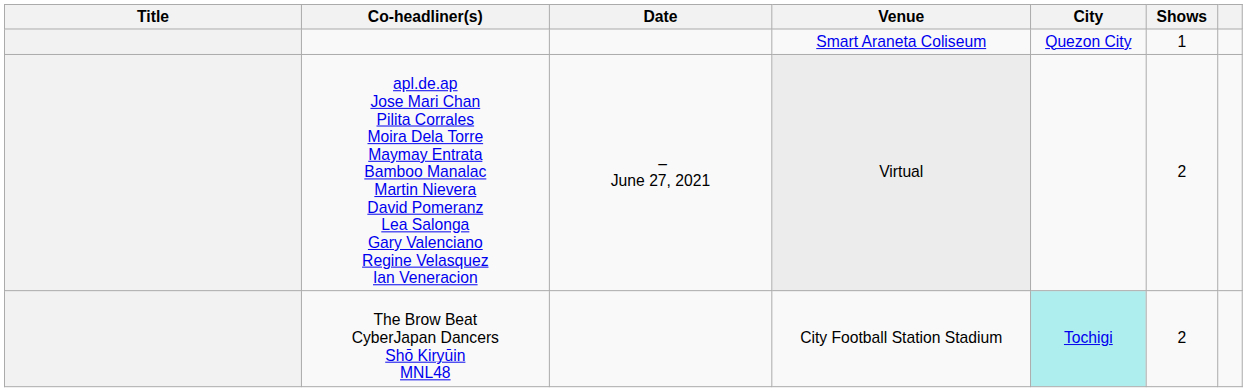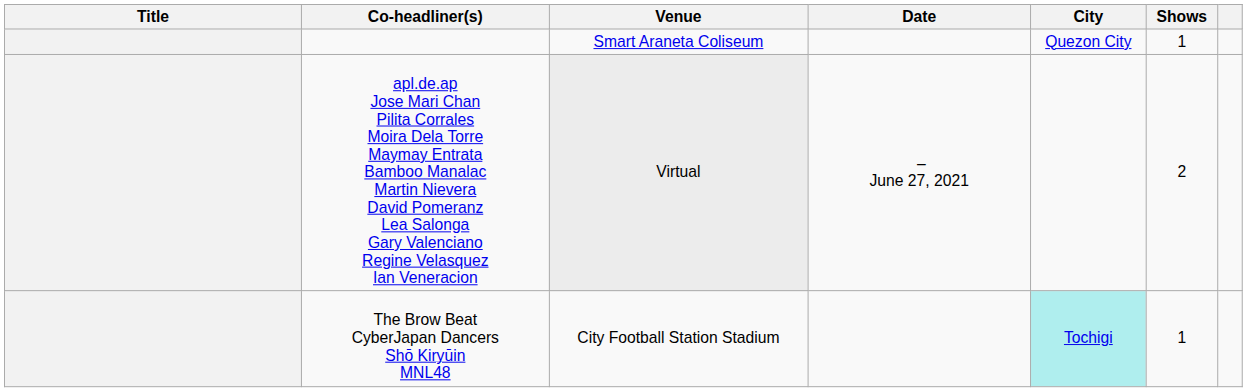columns swapped: (660, 16) <-> (901, 16)
(1182, 338) 2 -> (1182, 338) 1
